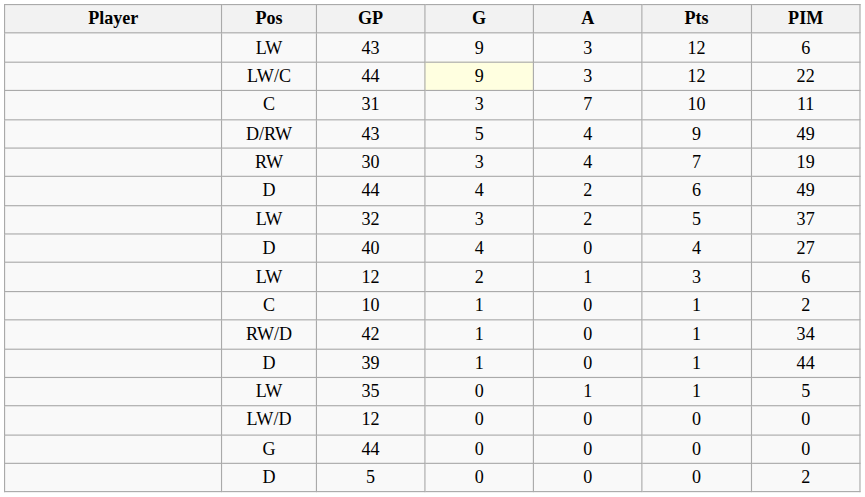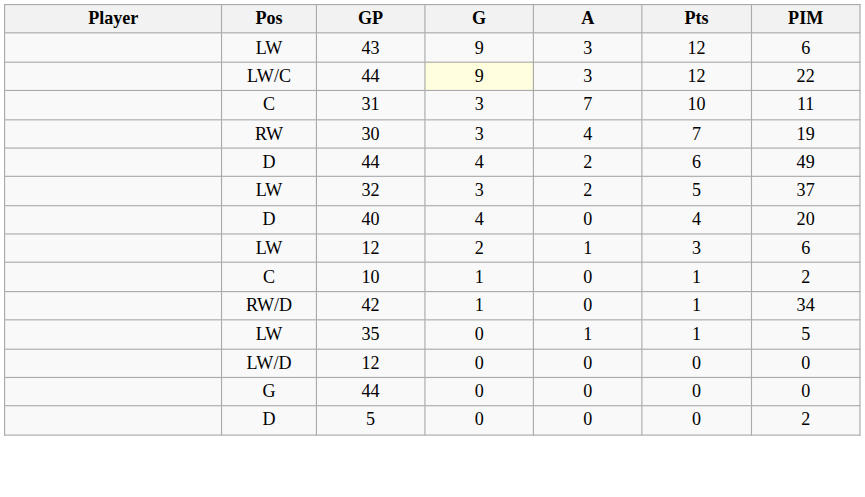- row: (269, 133)
(806, 248) 27 -> (806, 219) 20
- row: (269, 362)
